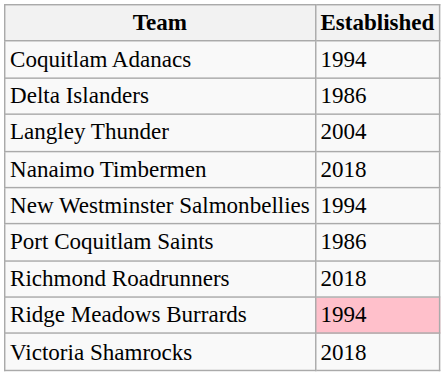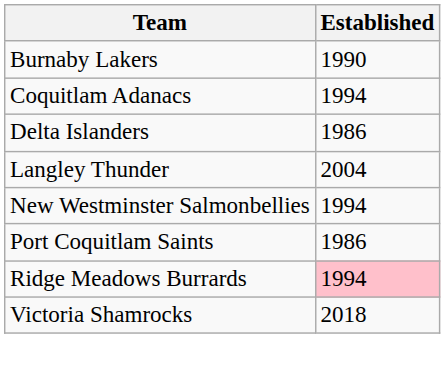+ row: (84, 59)
- row: (108, 168)
- row: (120, 278)
